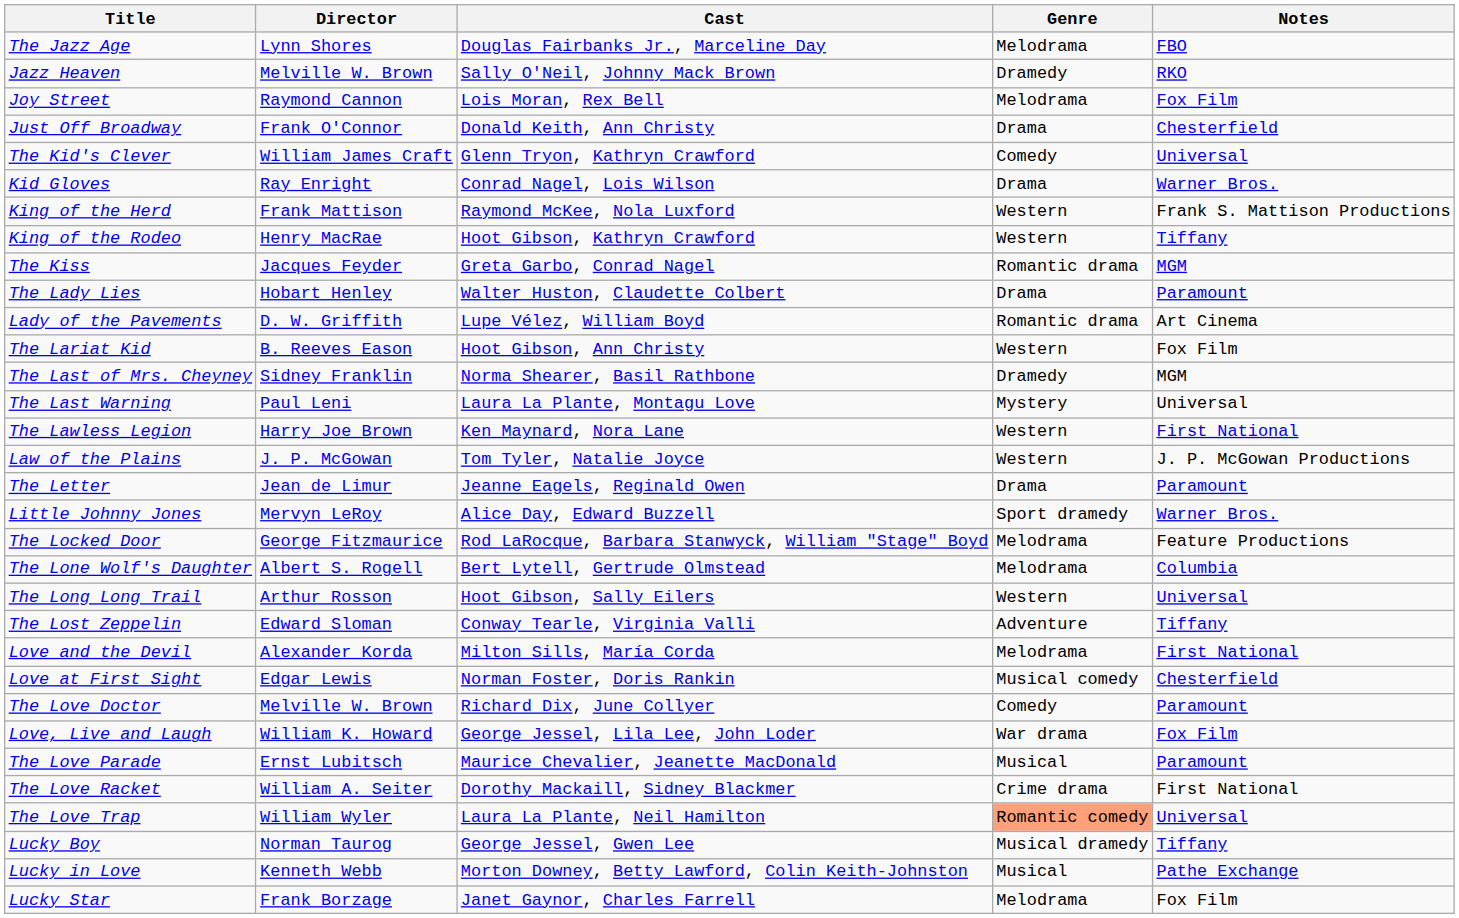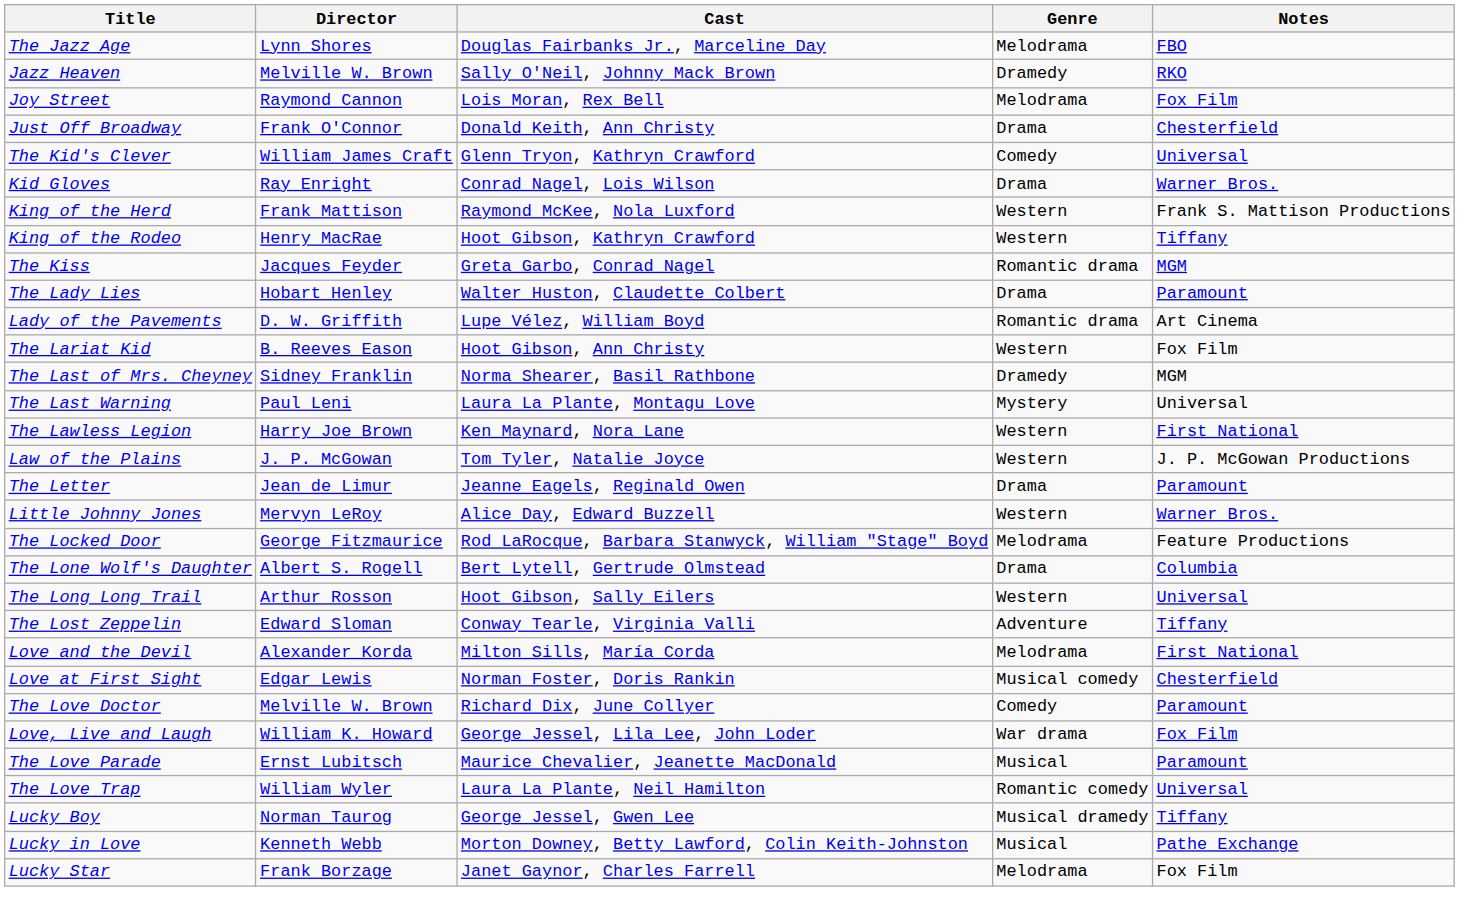(1062, 514) Sport dramedy -> (1032, 514) Western
(1042, 569) Melodrama -> (1022, 569) Drama
- row: (85, 790)
(1072, 817) lightsalmon background -> (1072, 790) no background
